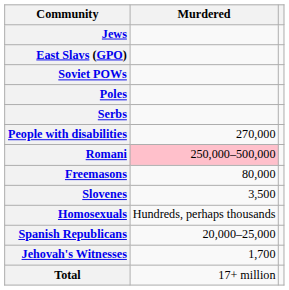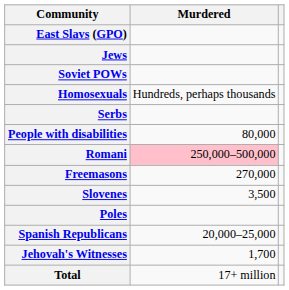rows swapped: (114, 34) <-> (82, 54)
rows swapped: (113, 94) <-> (92, 215)
(256, 134) 270,000 -> (259, 134) 80,000
(259, 174) 80,000 -> (256, 174) 270,000
